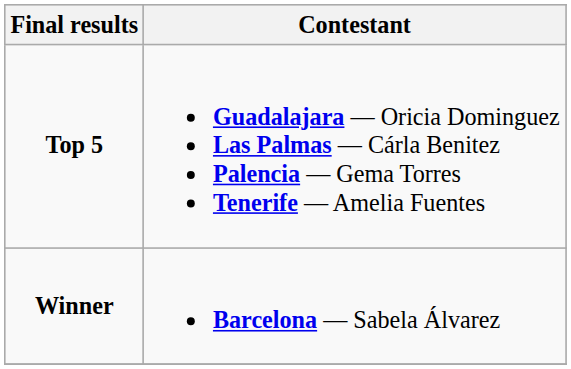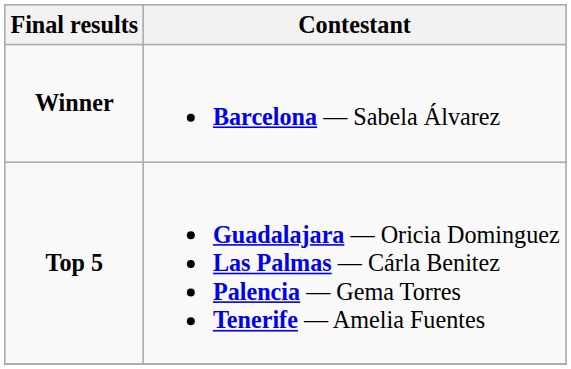rows swapped: (74, 305) <-> (74, 145)
